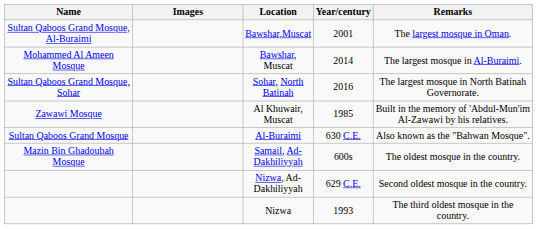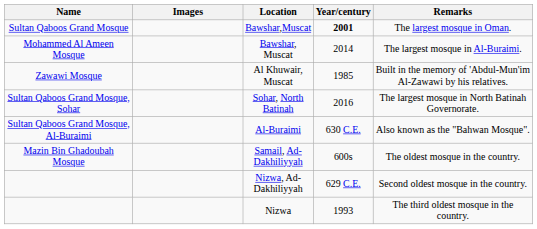(69, 33) Sultan Qaboos Grand Mosque, Al-Buraimi -> (69, 28) Sultan Qaboos Grand Mosque
(343, 33) normal -> (343, 28) bold
rows swapped: (278, 114) <-> (278, 87)
(69, 135) Sultan Qaboos Grand Mosque -> (69, 130) Sultan Qaboos Grand Mosque, Al-Buraimi
